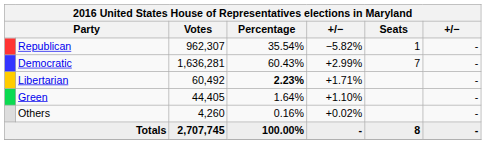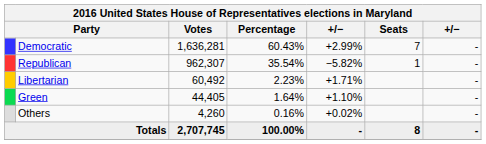rows swapped: (45, 63) <-> (45, 47)
(289, 80) bold -> (289, 80) normal
